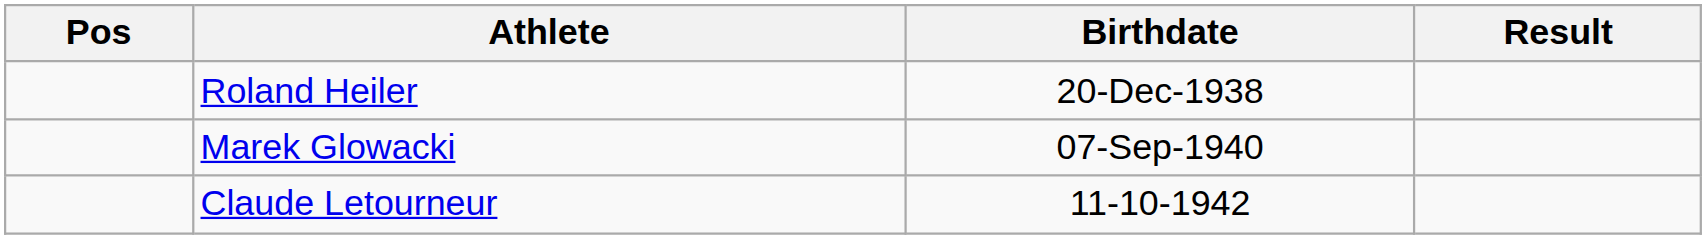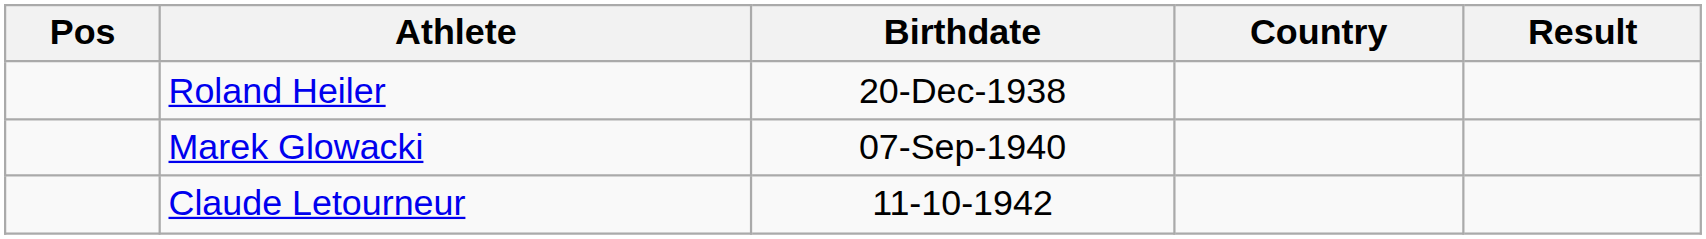+ column: (1319, 32)
